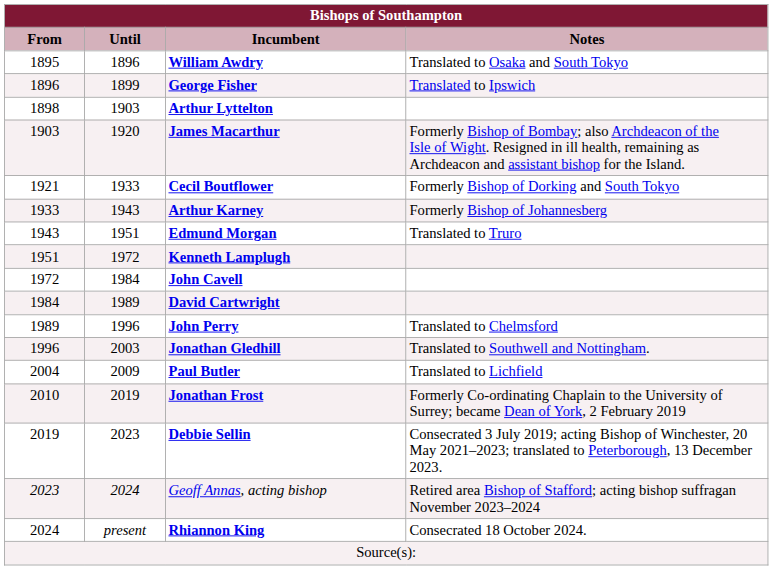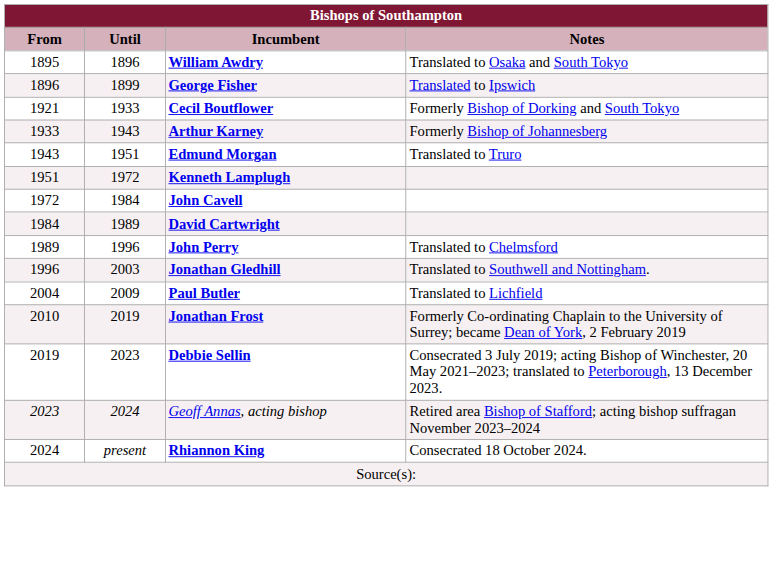- row: (221, 108)
- row: (224, 131)
